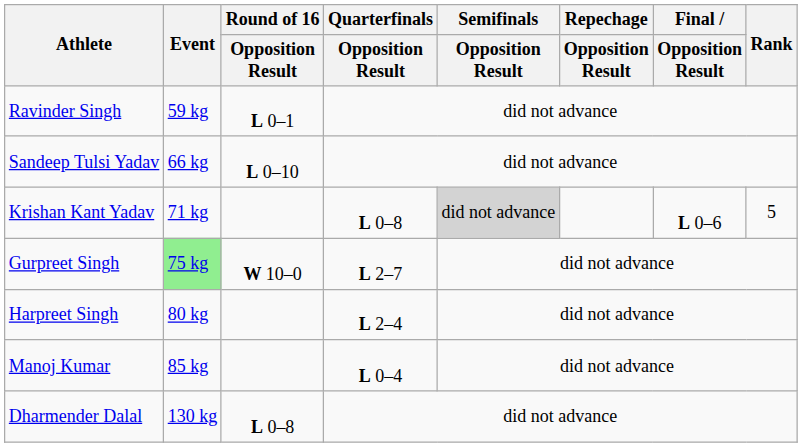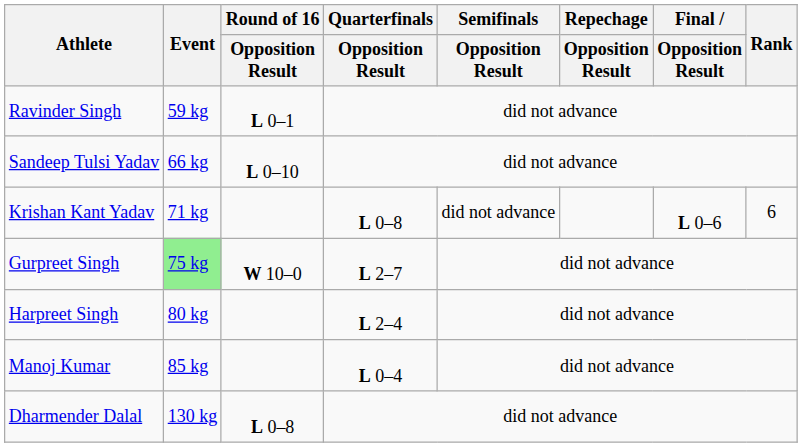(498, 212) lightgrey background -> (498, 212) no background
(772, 212) 5 -> (772, 212) 6
